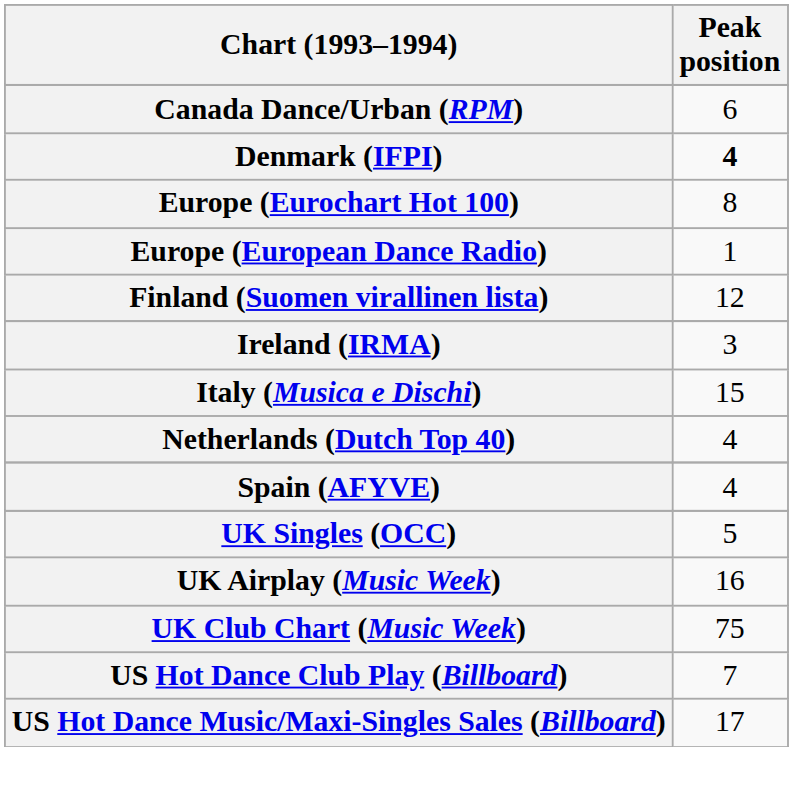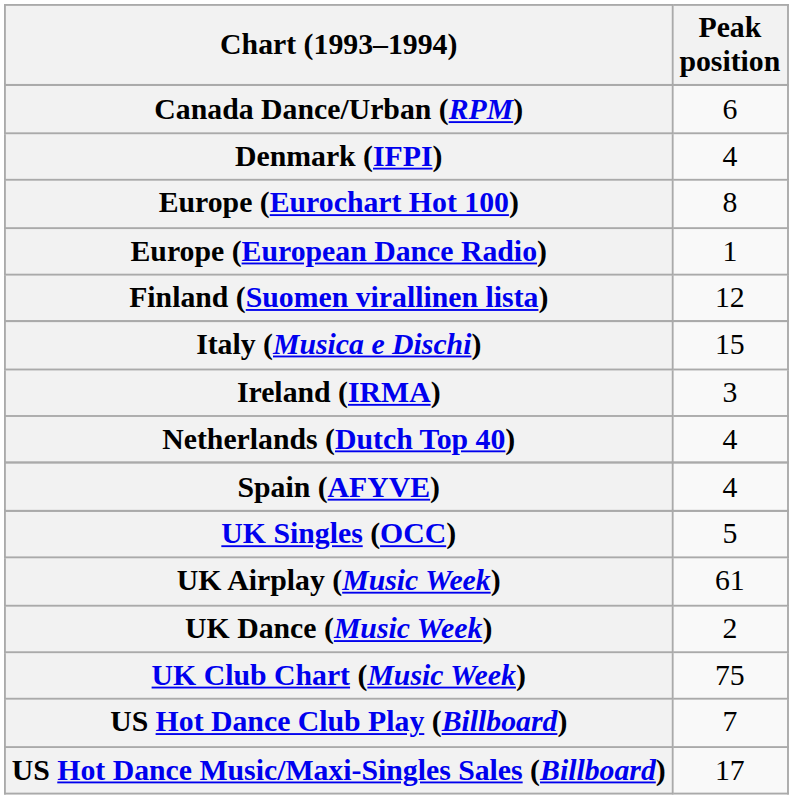(730, 155) bold -> (730, 155) normal
rows swapped: (339, 344) <-> (339, 391)
(730, 580) 16 -> (730, 580) 61
+ row: (339, 627)
